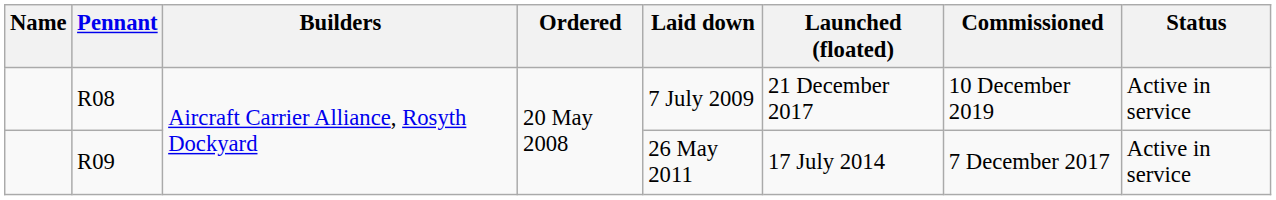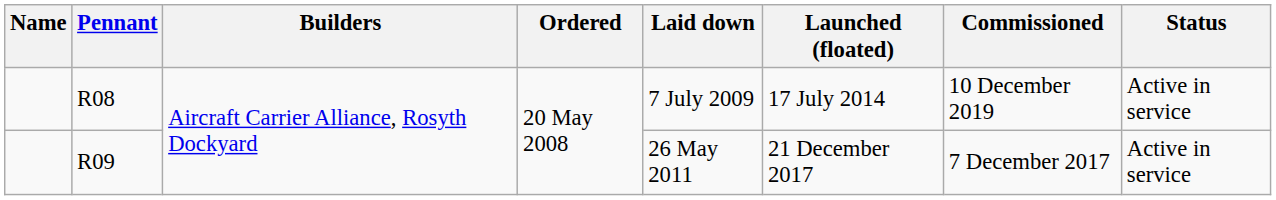(829, 98) 21 December 2017 -> (826, 98) 17 July 2014
(826, 161) 17 July 2014 -> (829, 161) 21 December 2017
